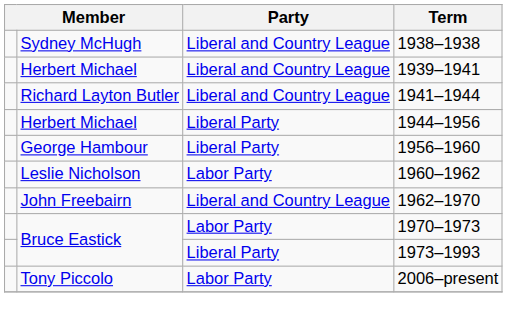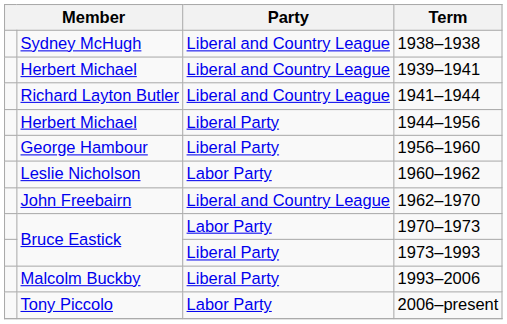+ row: (439, 278)
